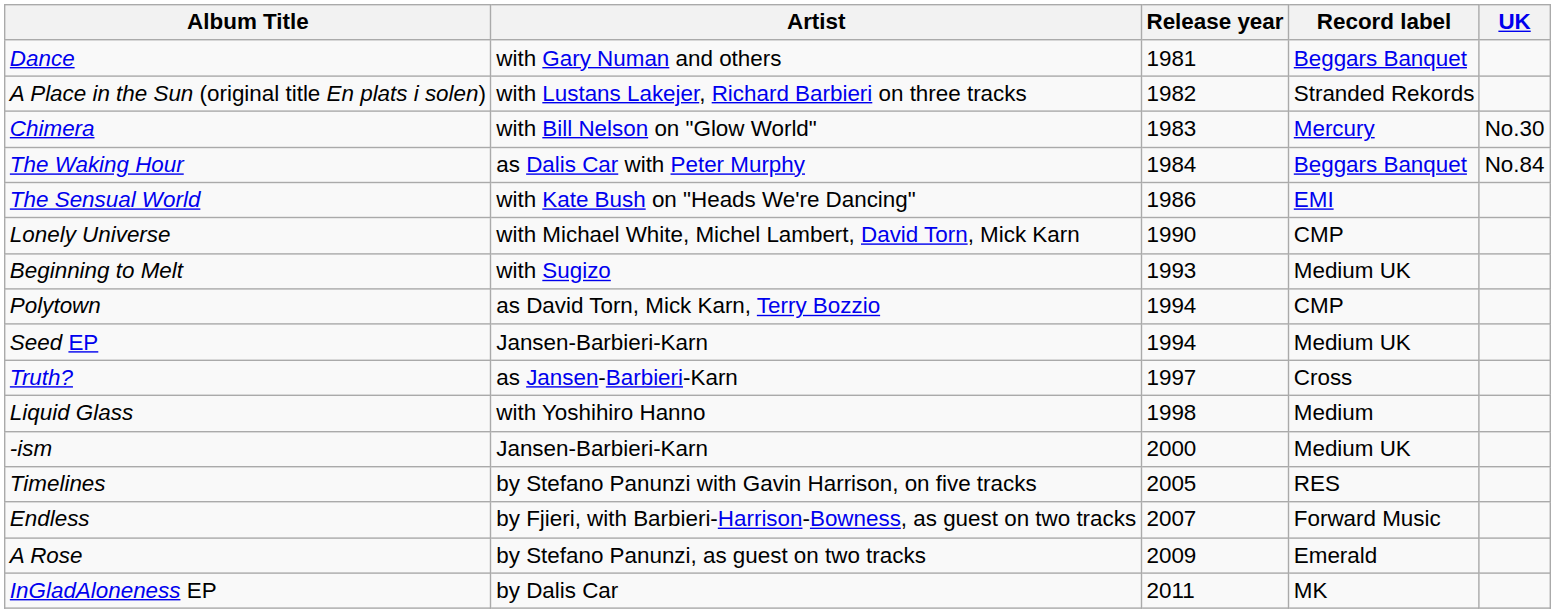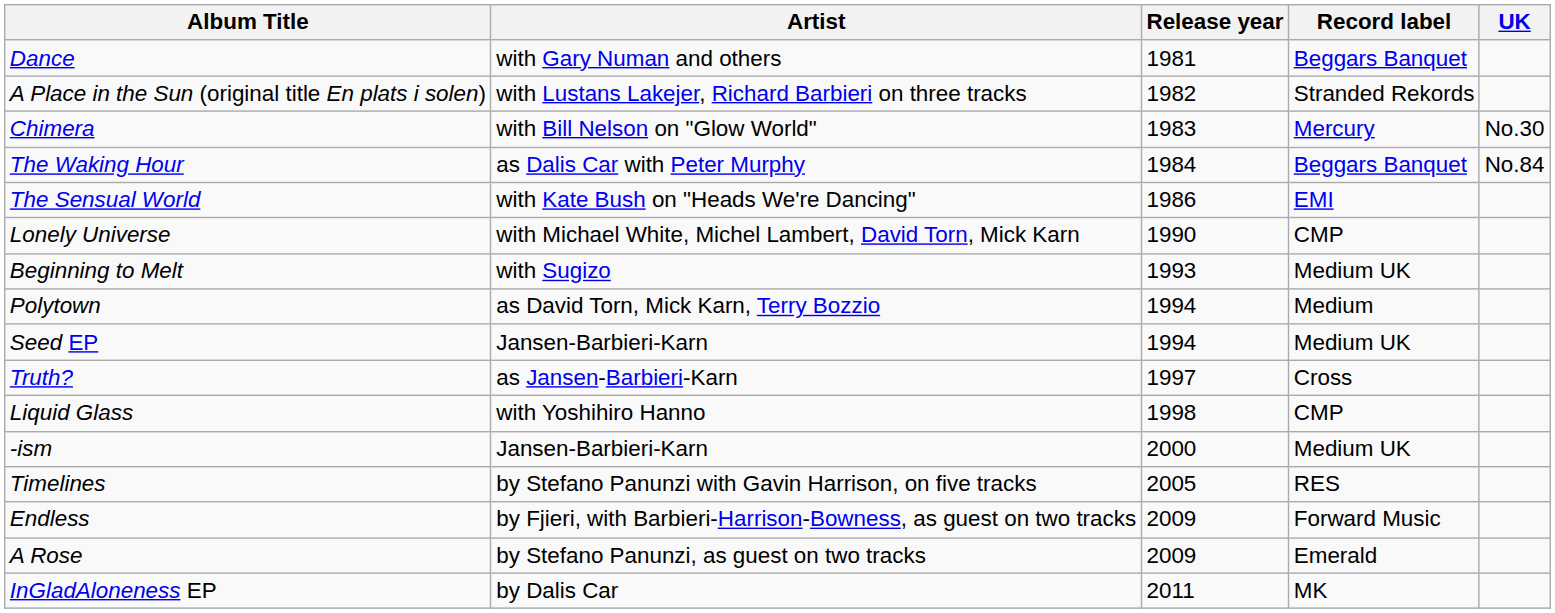(1319, 306) CMP -> (1334, 306) Medium
(1334, 413) Medium -> (1319, 413) CMP
(1171, 519) 2007 -> (1171, 519) 2009
